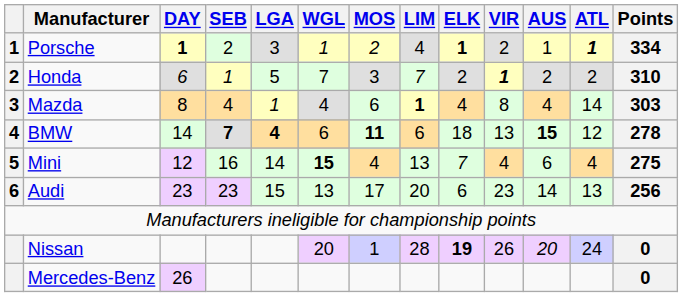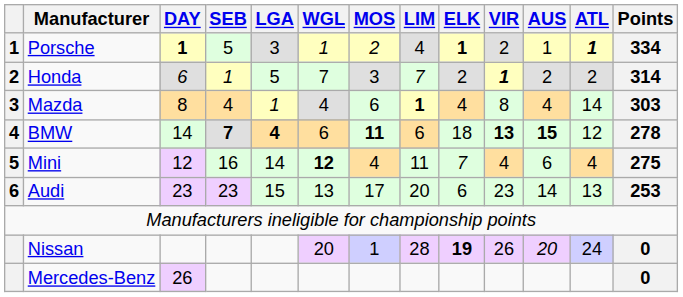(228, 47) 2 -> (228, 47) 5
(645, 76) 310 -> (645, 76) 314
(504, 134) normal -> (504, 134) bold
(324, 162) 15 -> (324, 162) 12
(419, 162) 13 -> (419, 162) 11
(645, 191) 256 -> (645, 191) 253
